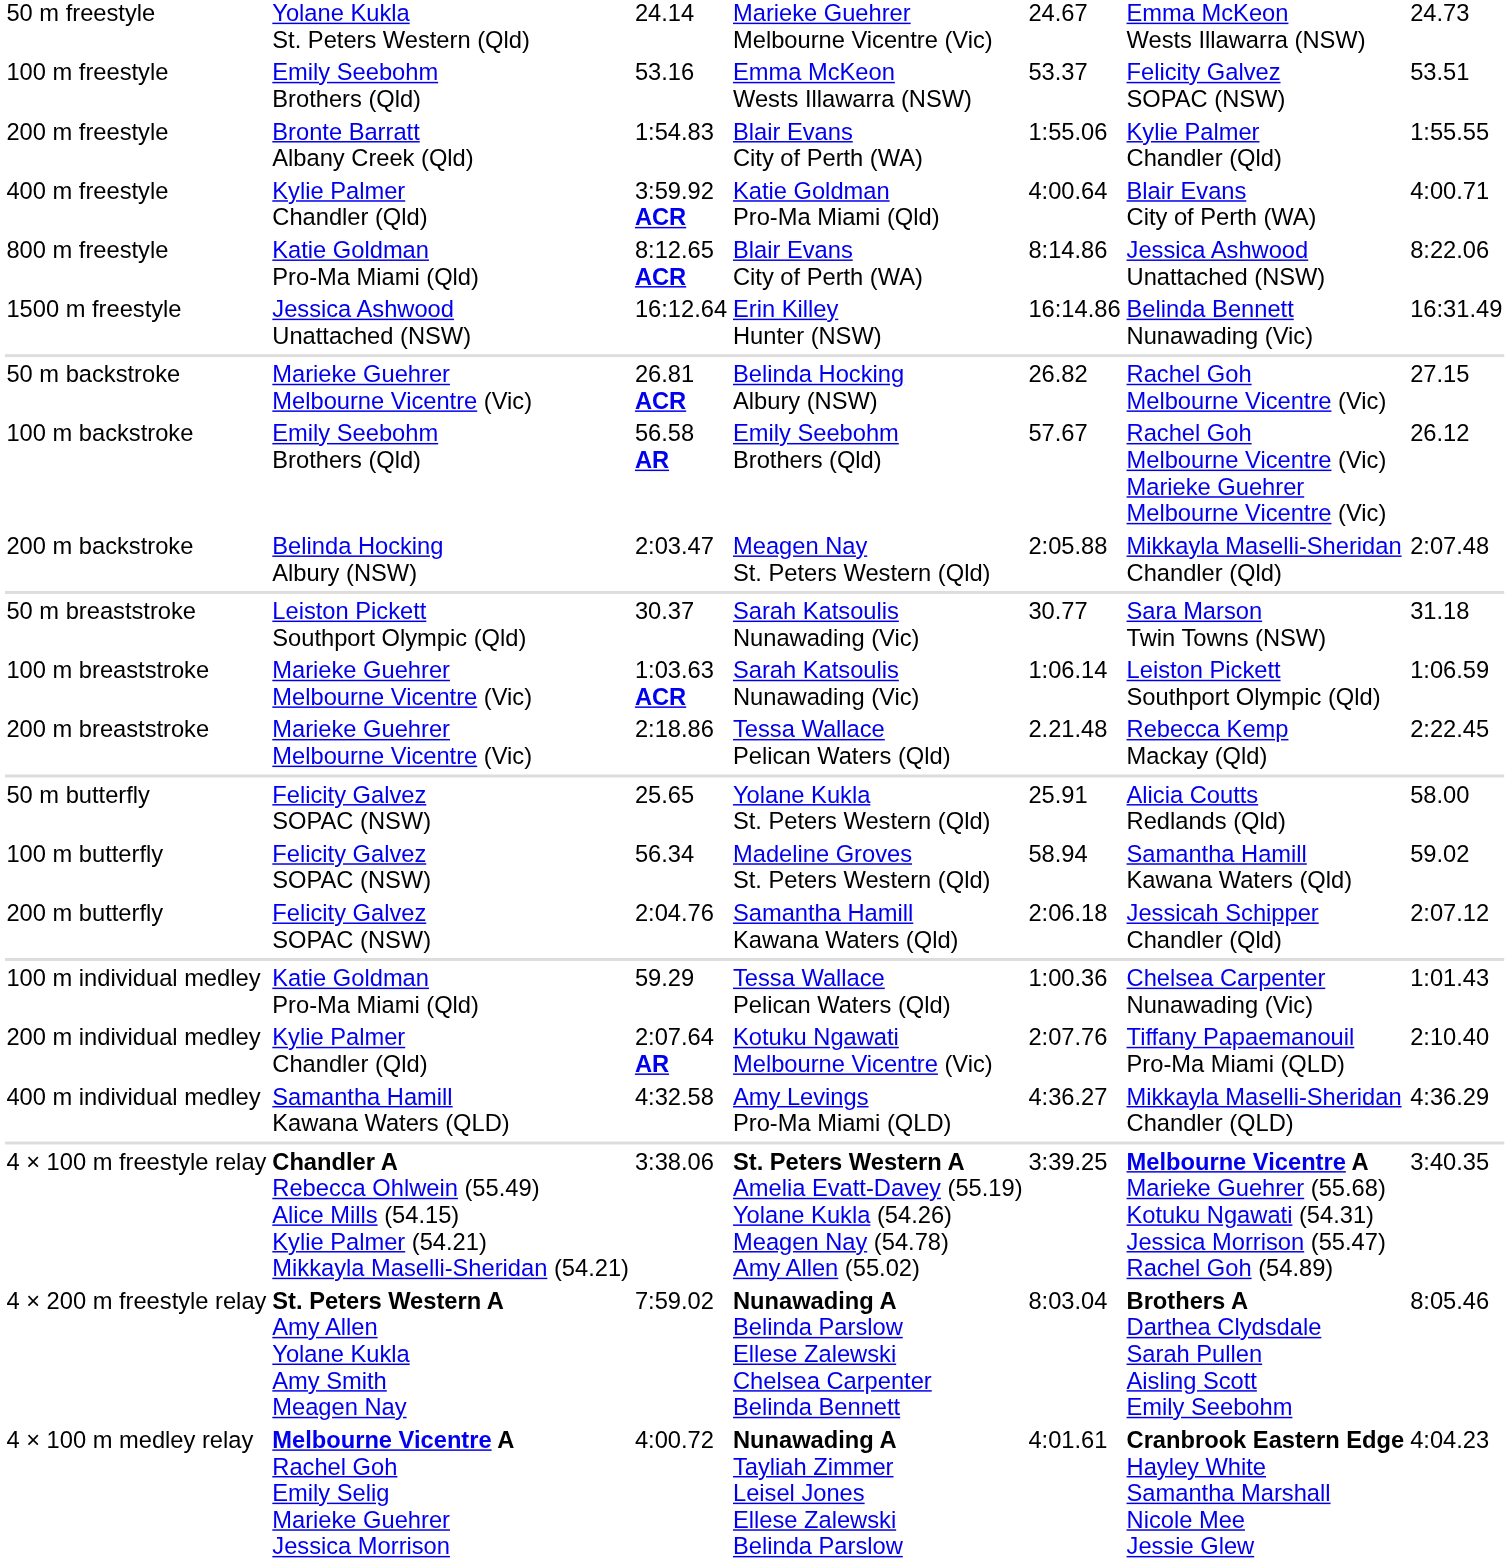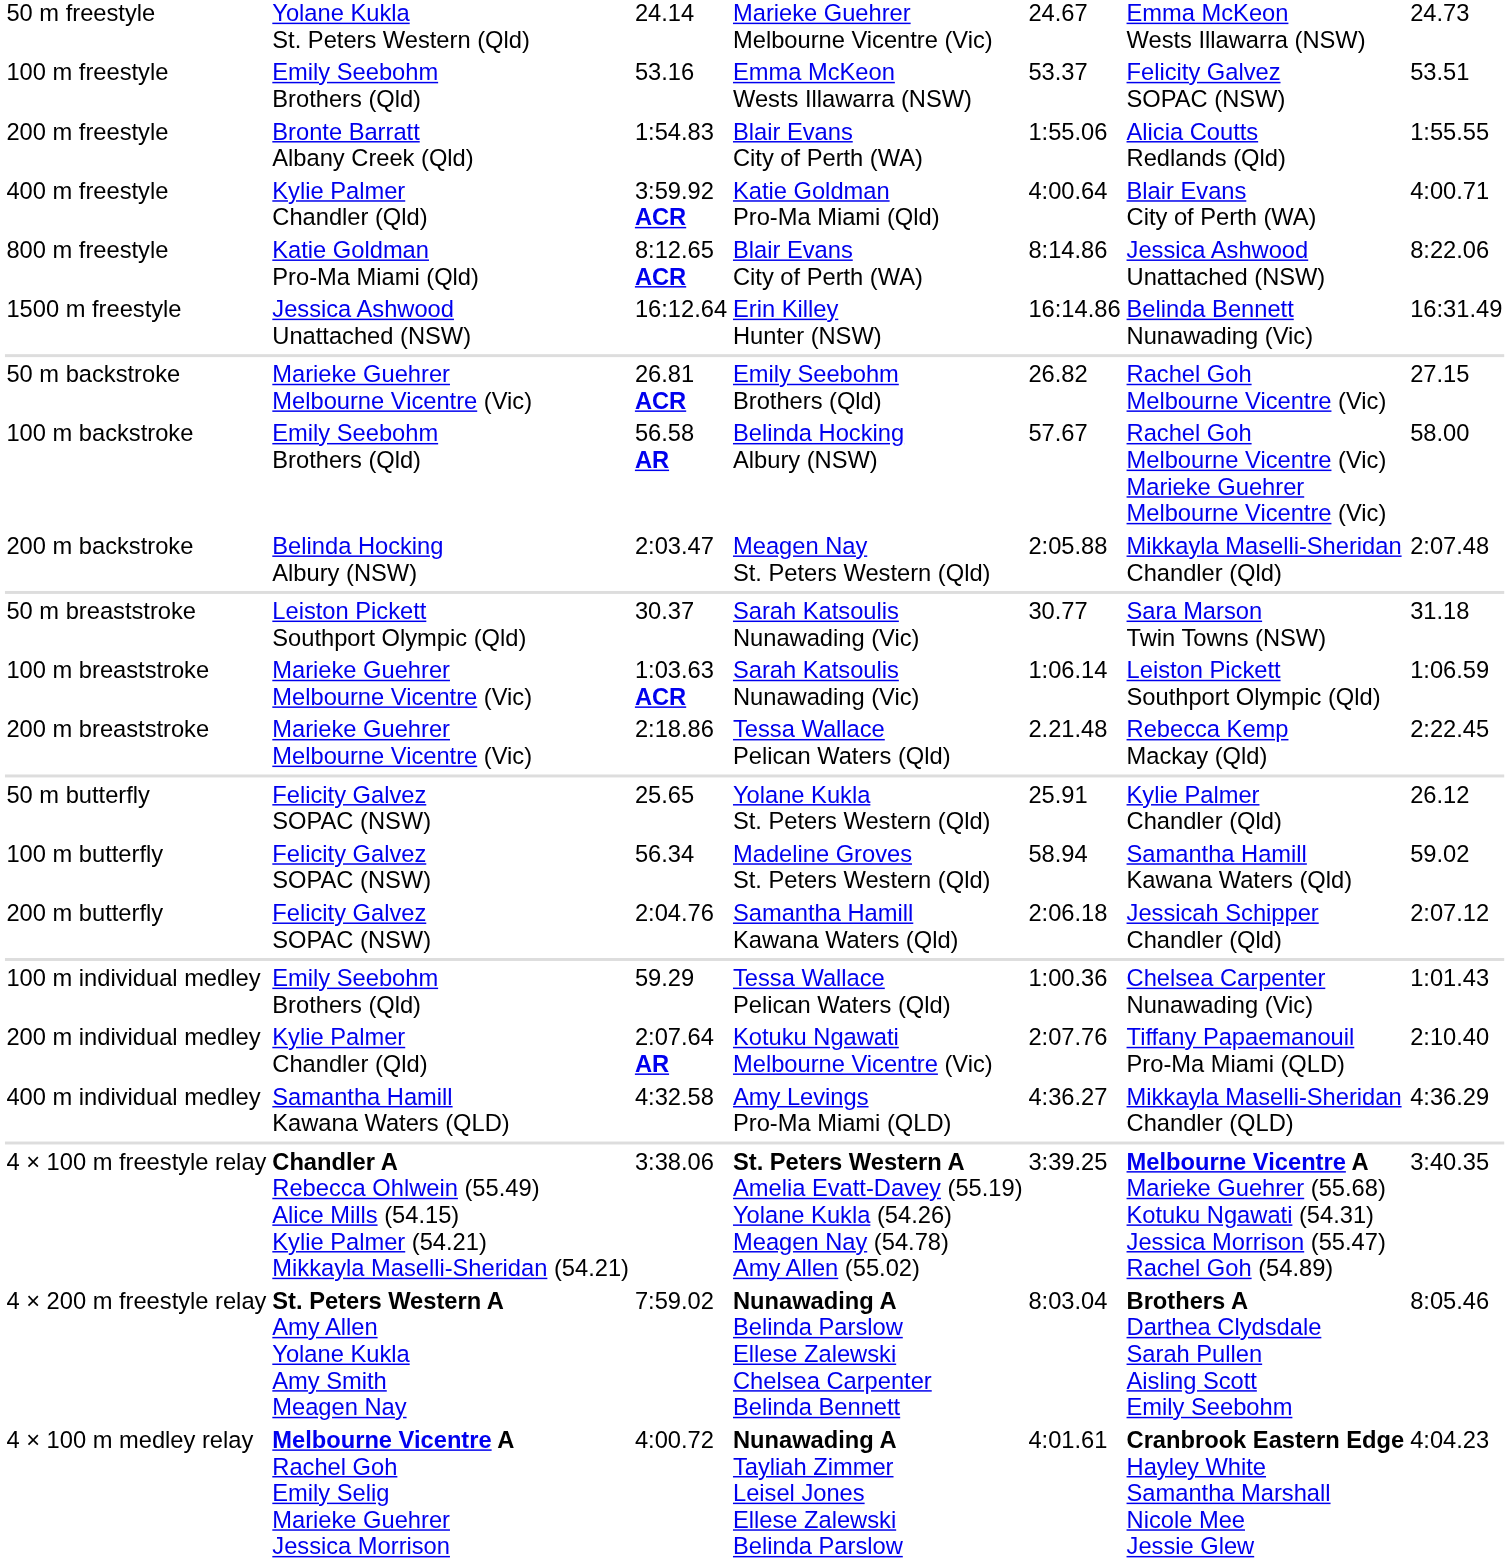(1204, 145) Kylie Palmer Chandler (Qld) -> (1206, 145) Alicia Coutts Redlands (Qld)
(819, 387) Belinda Hocking Albury (NSW) -> (816, 387) Emily Seebohm Brothers (Qld)
(816, 447) Emily Seebohm Brothers (Qld) -> (819, 447) Belinda Hocking Albury (NSW)
(1440, 433) 26.12 -> (1440, 433) 58.00
(1206, 808) Alicia Coutts Redlands (Qld) -> (1204, 808) Kylie Palmer Chandler (Qld)
(1440, 794) 58.00 -> (1440, 794) 26.12
(376, 991) Katie Goldman Pro-Ma Miami (Qld) -> (355, 991) Emily Seebohm Brothers (Qld)
